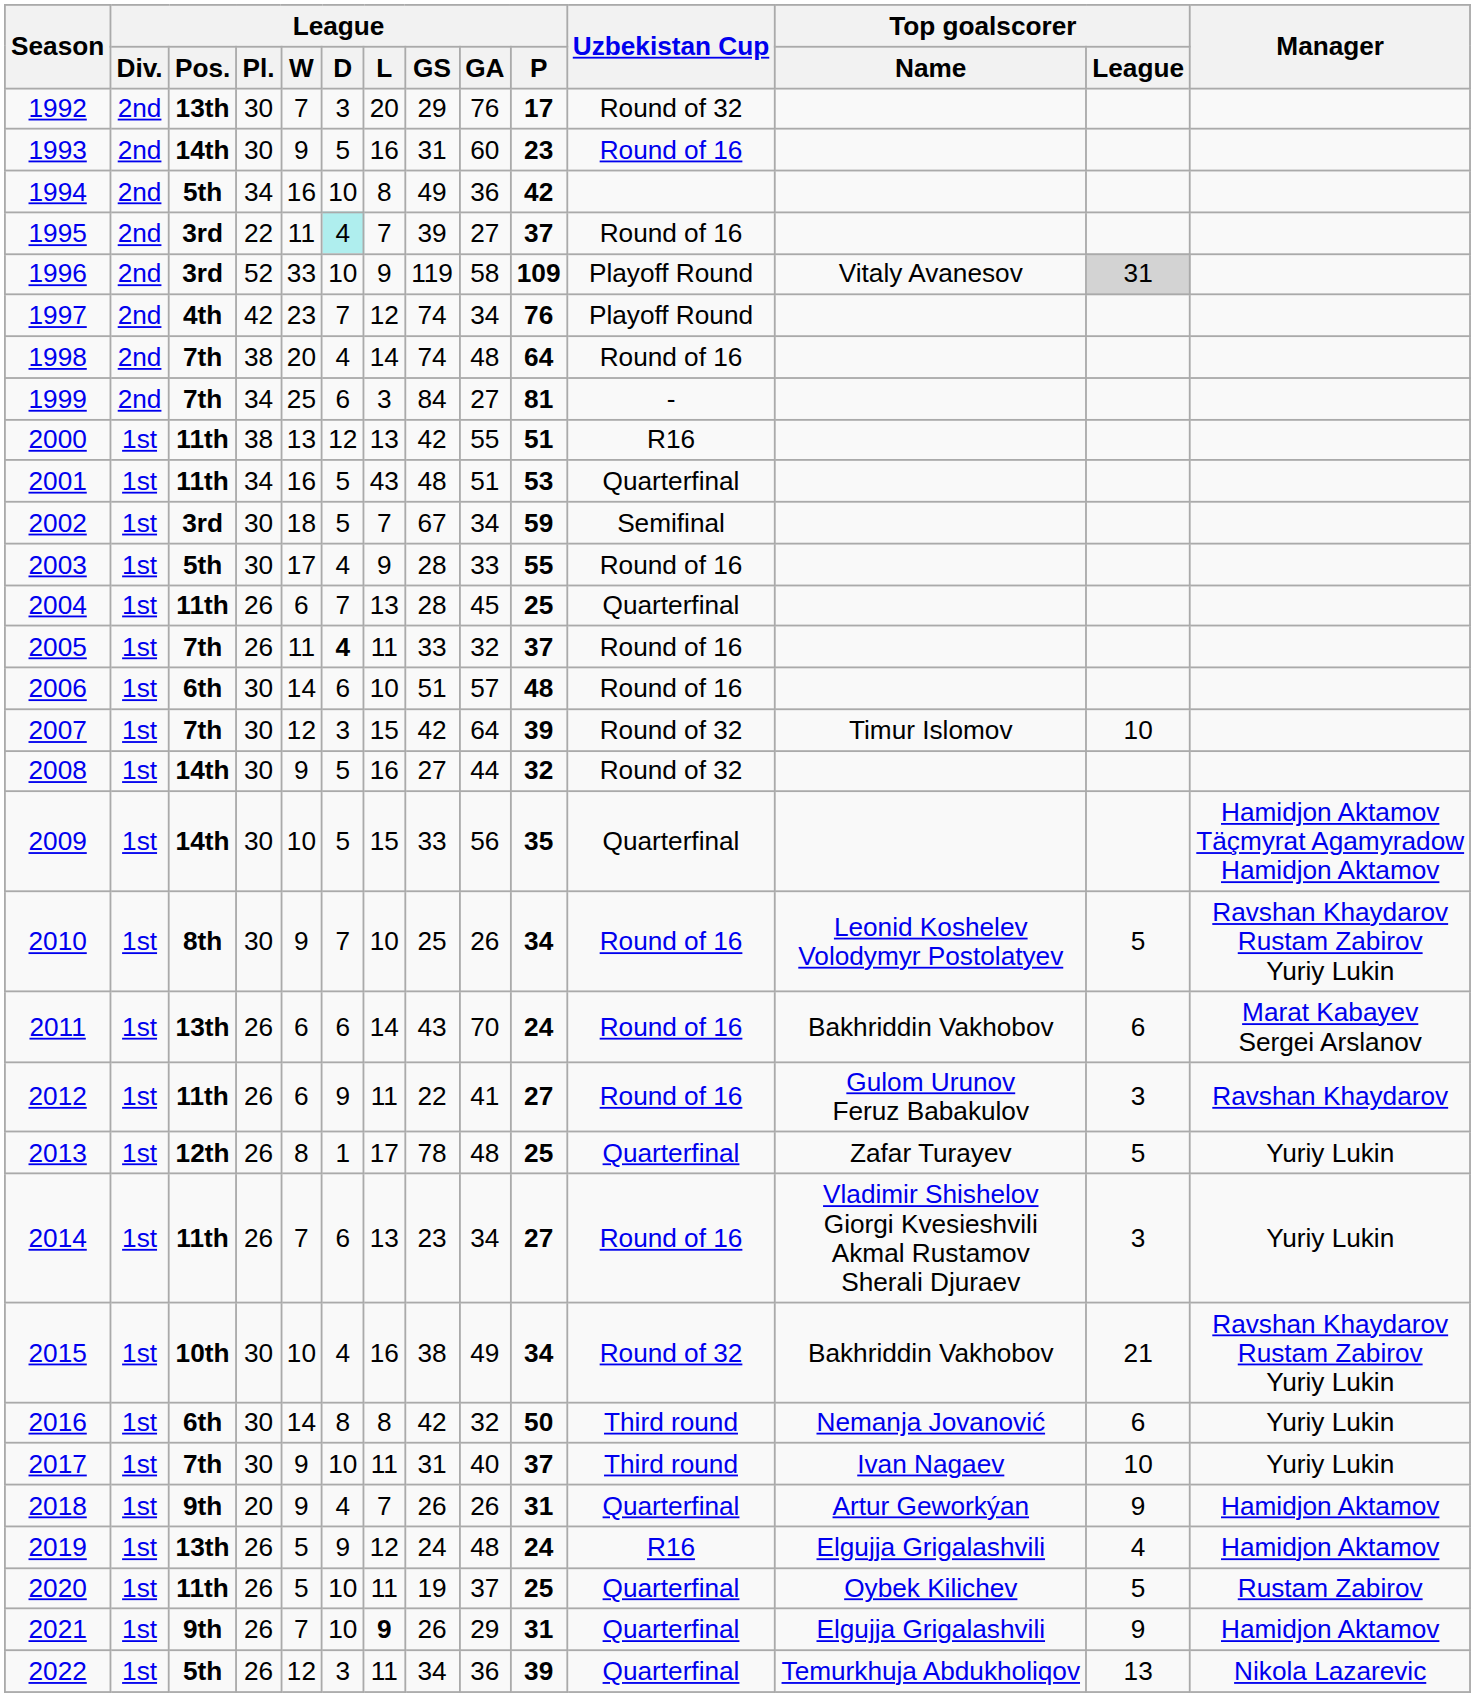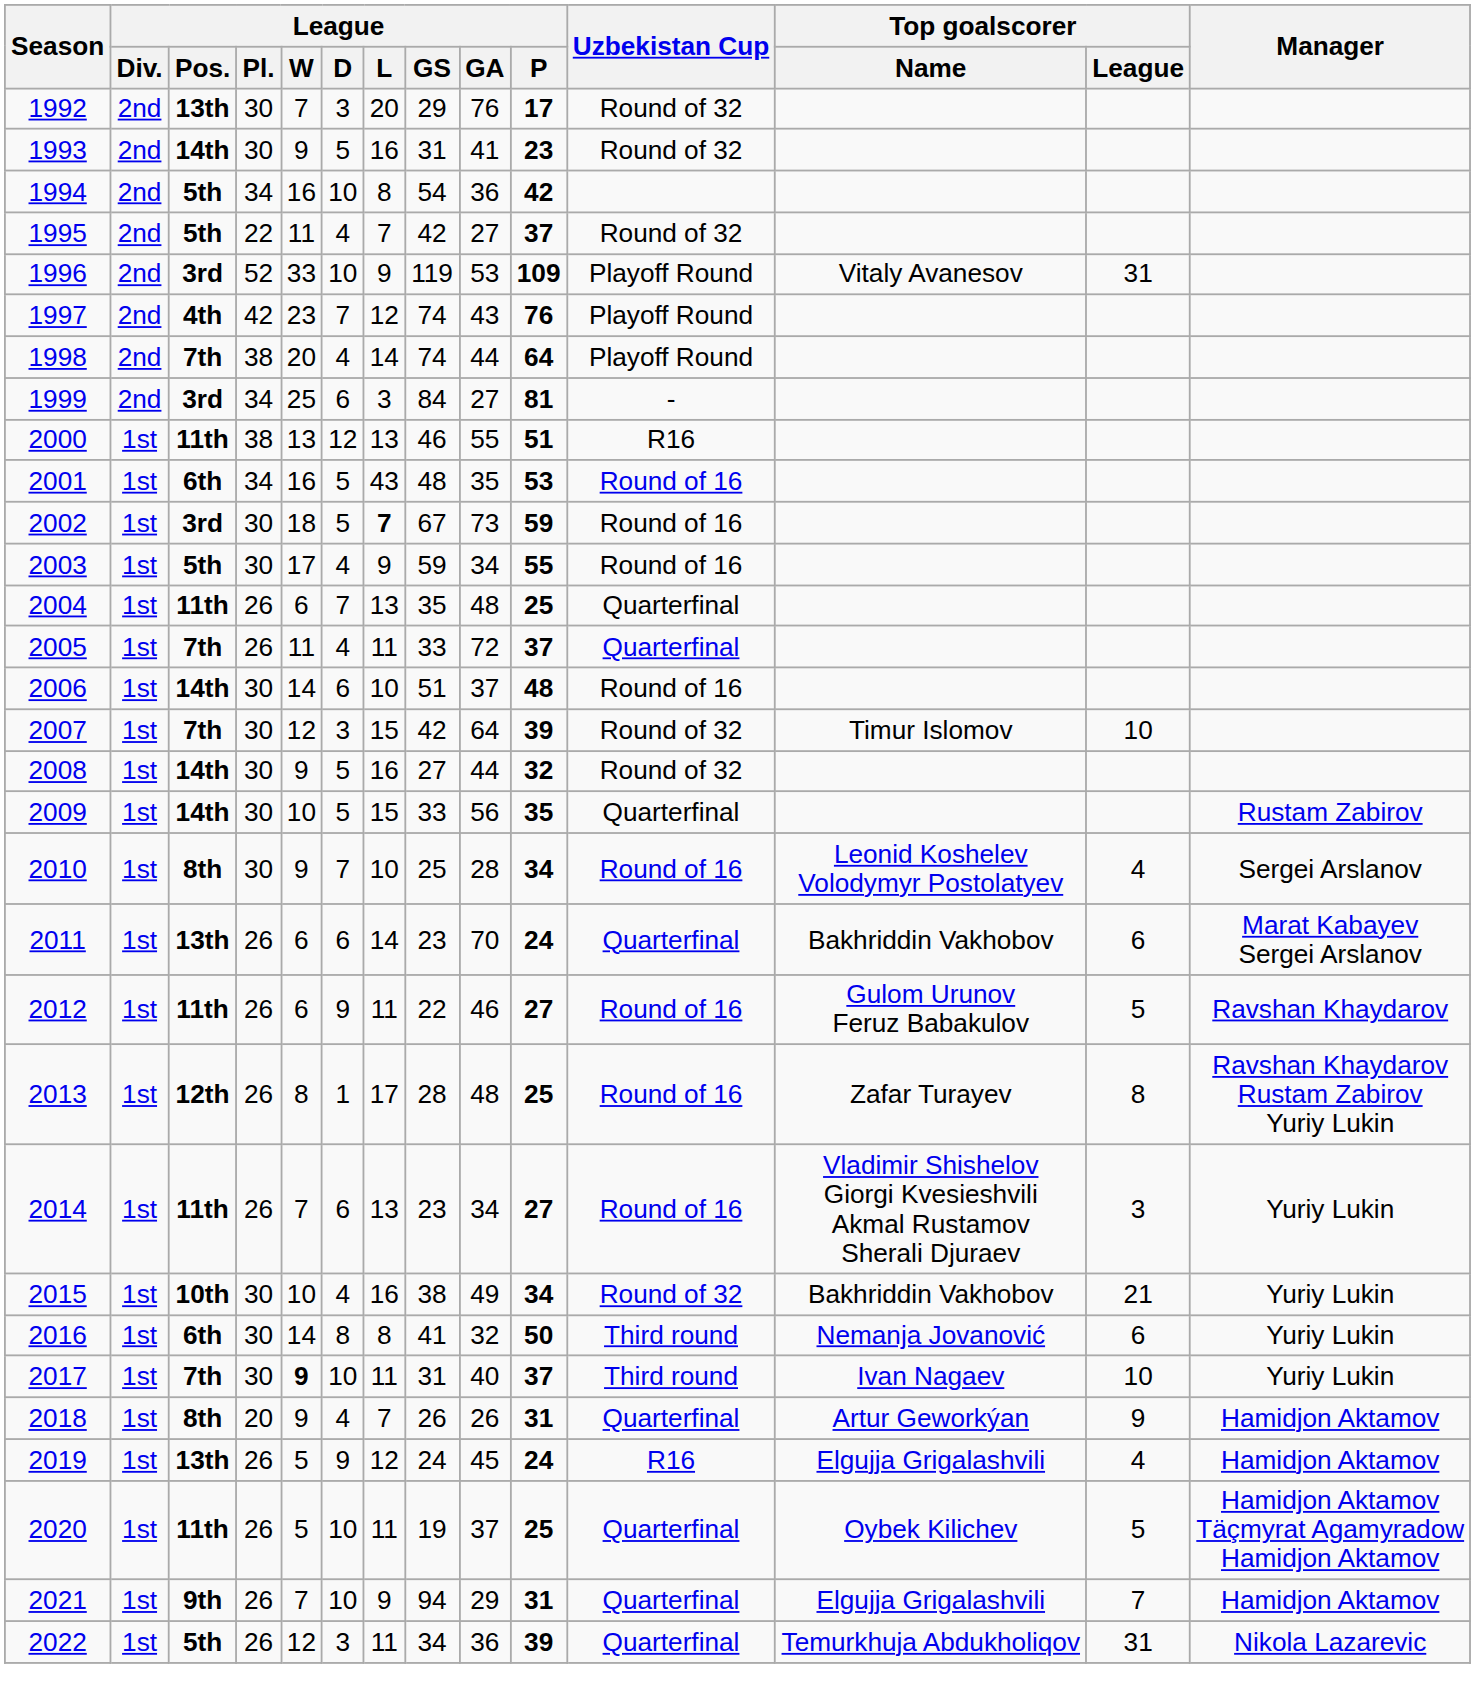(485, 150) 60 -> (485, 150) 41
(671, 150) Round of 16 -> (671, 150) Round of 32
(432, 192) 49 -> (432, 192) 54
(203, 233) 3rd -> (203, 233) 5th
(343, 233) paleturquoise background -> (343, 233) no background
(432, 233) 39 -> (432, 233) 42
(671, 233) Round of 16 -> (671, 233) Round of 32
(485, 274) 58 -> (485, 274) 53
(1138, 274) lightgrey background -> (1138, 274) no background
(485, 316) 34 -> (485, 316) 43
(485, 357) 48 -> (485, 357) 44
(671, 357) Round of 16 -> (671, 357) Playoff Round
(203, 399) 7th -> (203, 399) 3rd
(432, 440) 42 -> (432, 440) 46
(203, 481) 11th -> (203, 481) 6th
(485, 481) 51 -> (485, 481) 35
(671, 481) Quarterfinal -> (671, 481) Round of 16
(384, 523) normal -> (384, 523) bold
(485, 523) 34 -> (485, 523) 73
(671, 523) Semifinal -> (671, 523) Round of 16
(432, 564) 28 -> (432, 564) 59
(485, 564) 33 -> (485, 564) 34
(432, 606) 28 -> (432, 606) 35
(485, 606) 45 -> (485, 606) 48
(343, 647) bold -> (343, 647) normal
(485, 647) 32 -> (485, 647) 72
(671, 647) Round of 16 -> (671, 647) Quarterfinal
(203, 688) 6th -> (203, 688) 14th
(485, 688) 57 -> (485, 688) 37
(1330, 842) Hamidjon Aktamov Täçmyrat Agamyradow Hamidjon Aktamov -> (1330, 813) Rustam Zabirov
(485, 941) 26 -> (485, 869) 28
(1138, 941) 5 -> (1138, 869) 4
(1330, 941) Ravshan Khaydarov Rustam Zabirov Yuriy Lukin -> (1330, 869) Sergei Arslanov
(432, 1027) 43 -> (432, 939) 23
(671, 1027) Round of 16 -> (671, 939) Quarterfinal
(485, 1097) 41 -> (485, 1010) 46
(1138, 1097) 3 -> (1138, 1010) 5
(432, 1153) 78 -> (432, 1095) 28
(671, 1153) Quarterfinal -> (671, 1095) Round of 16
(1138, 1153) 5 -> (1138, 1095) 8
(1330, 1153) Yuriy Lukin -> (1330, 1095) Ravshan Khaydarov Rustam Zabirov Yuriy Lukin
(1330, 1352) Ravshan Khaydarov Rustam Zabirov Yuriy Lukin -> (1330, 1294) Yuriy Lukin
(432, 1423) 42 -> (432, 1335) 41
(301, 1464) normal -> (301, 1377) bold
(203, 1506) 9th -> (203, 1418) 8th
(485, 1547) 48 -> (485, 1460) 45
(1330, 1588) Rustam Zabirov -> (1330, 1530) Hamidjon Aktamov Täçmyrat Agamyradow Hamidjon Aktamov
(384, 1630) bold -> (384, 1601) normal
(432, 1630) 26 -> (432, 1601) 94
(1138, 1630) 9 -> (1138, 1601) 7
(1138, 1671) 13 -> (1138, 1642) 31
